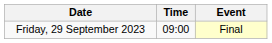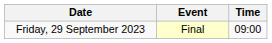columns swapped: (176, 13) <-> (231, 13)
